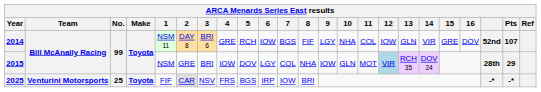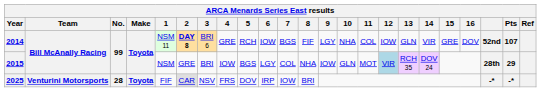(187, 41) normal -> (187, 41) bold
(248, 63) DOV -> (248, 63) BGS
(118, 80) 25 -> (118, 80) 28
(248, 80) BGS -> (248, 80) DOV
